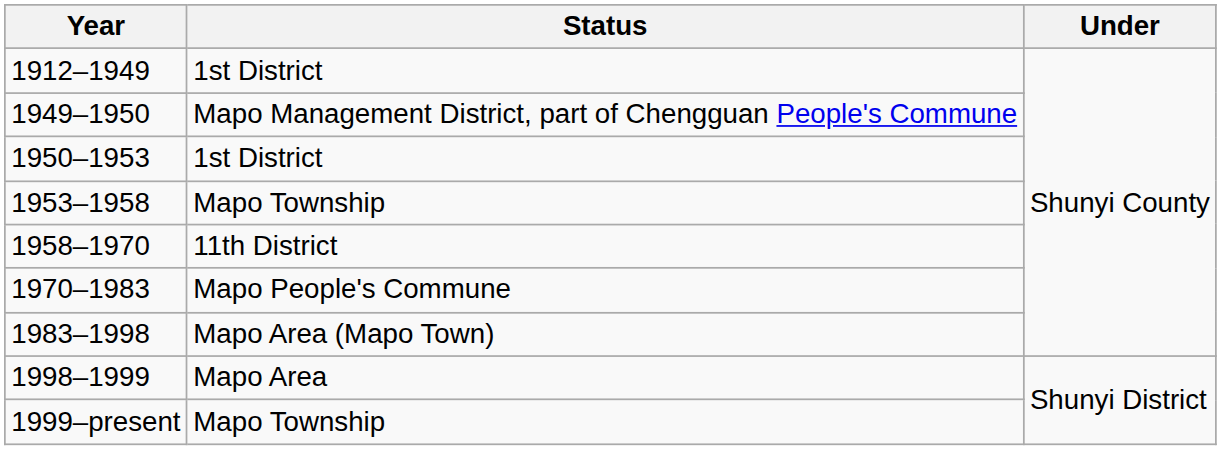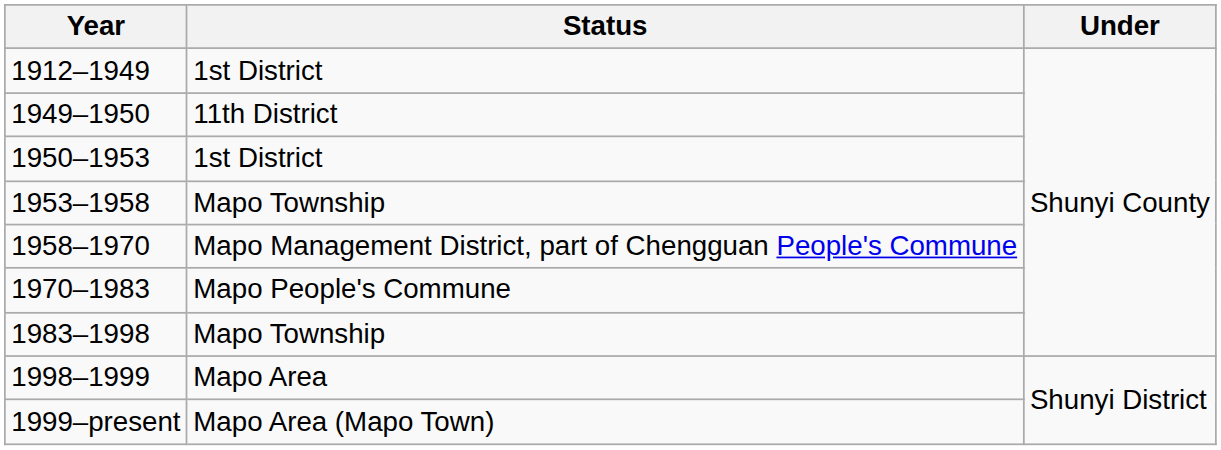(605, 114) Mapo Management District, part of Chengguan People's Commune -> (265, 114) 11th District
(265, 245) 11th District -> (605, 245) Mapo Management District, part of Chengguan People's Commune
(344, 333) Mapo Area (Mapo Town) -> (289, 333) Mapo Township
(289, 421) Mapo Township -> (344, 421) Mapo Area (Mapo Town)
